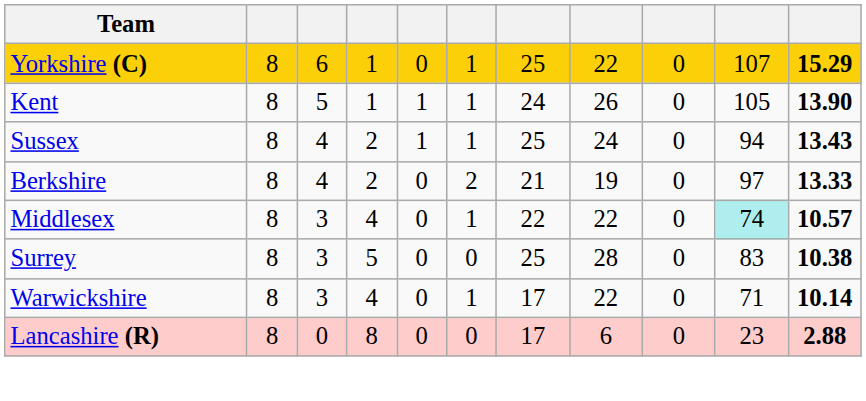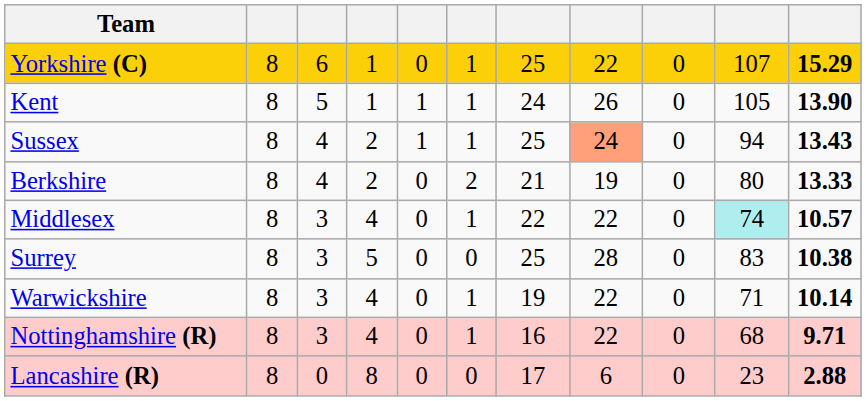(606, 141) no background -> (606, 141) lightsalmon background
(752, 180) 97 -> (752, 180) 80
(533, 297) 17 -> (533, 297) 19
+ row: (113, 336)
